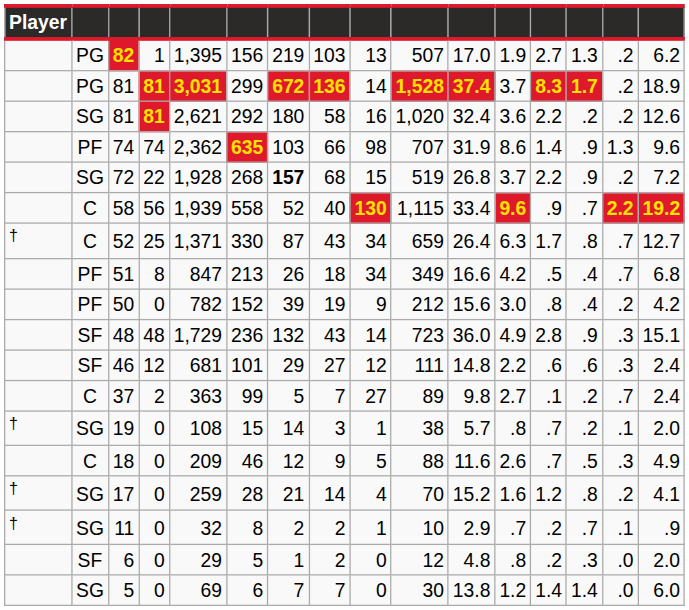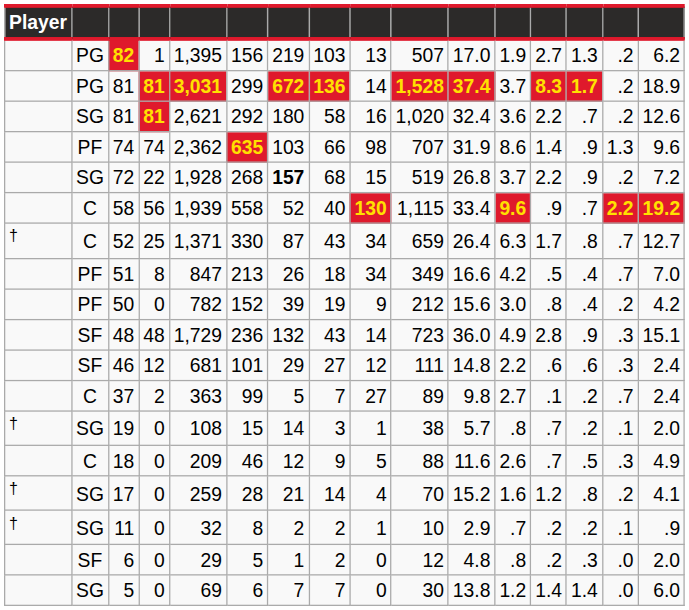(590, 117) .2 -> (590, 117) .7
(667, 274) 6.8 -> (667, 274) 7.0
(590, 528) .7 -> (590, 528) .2
